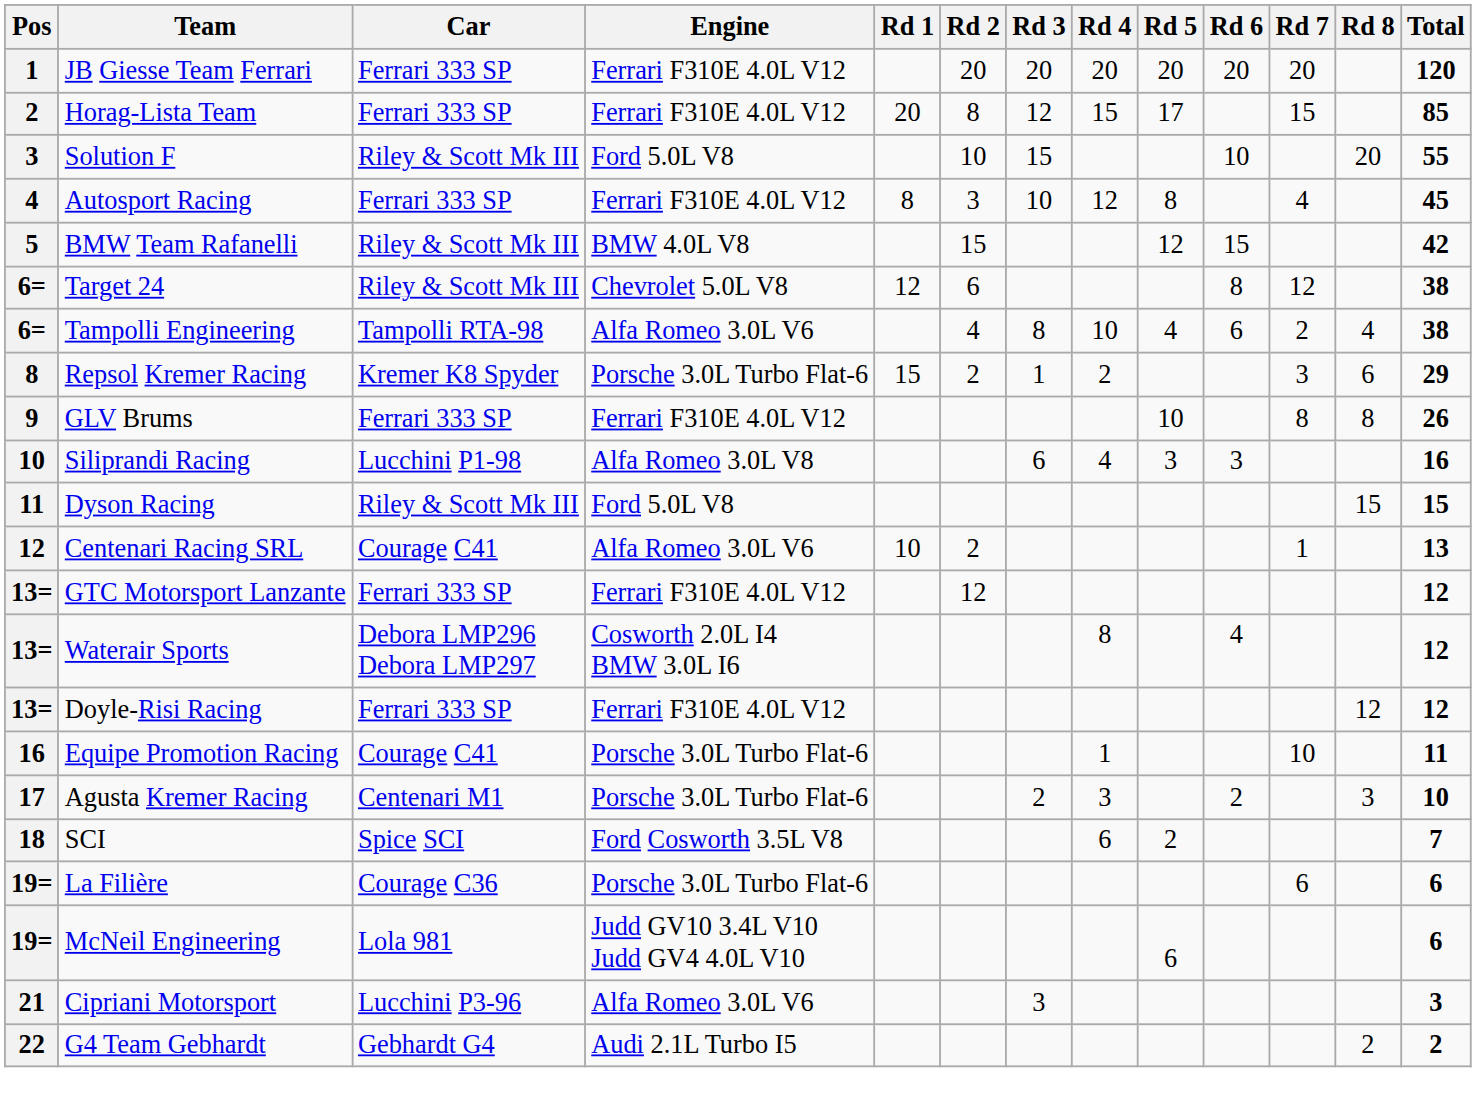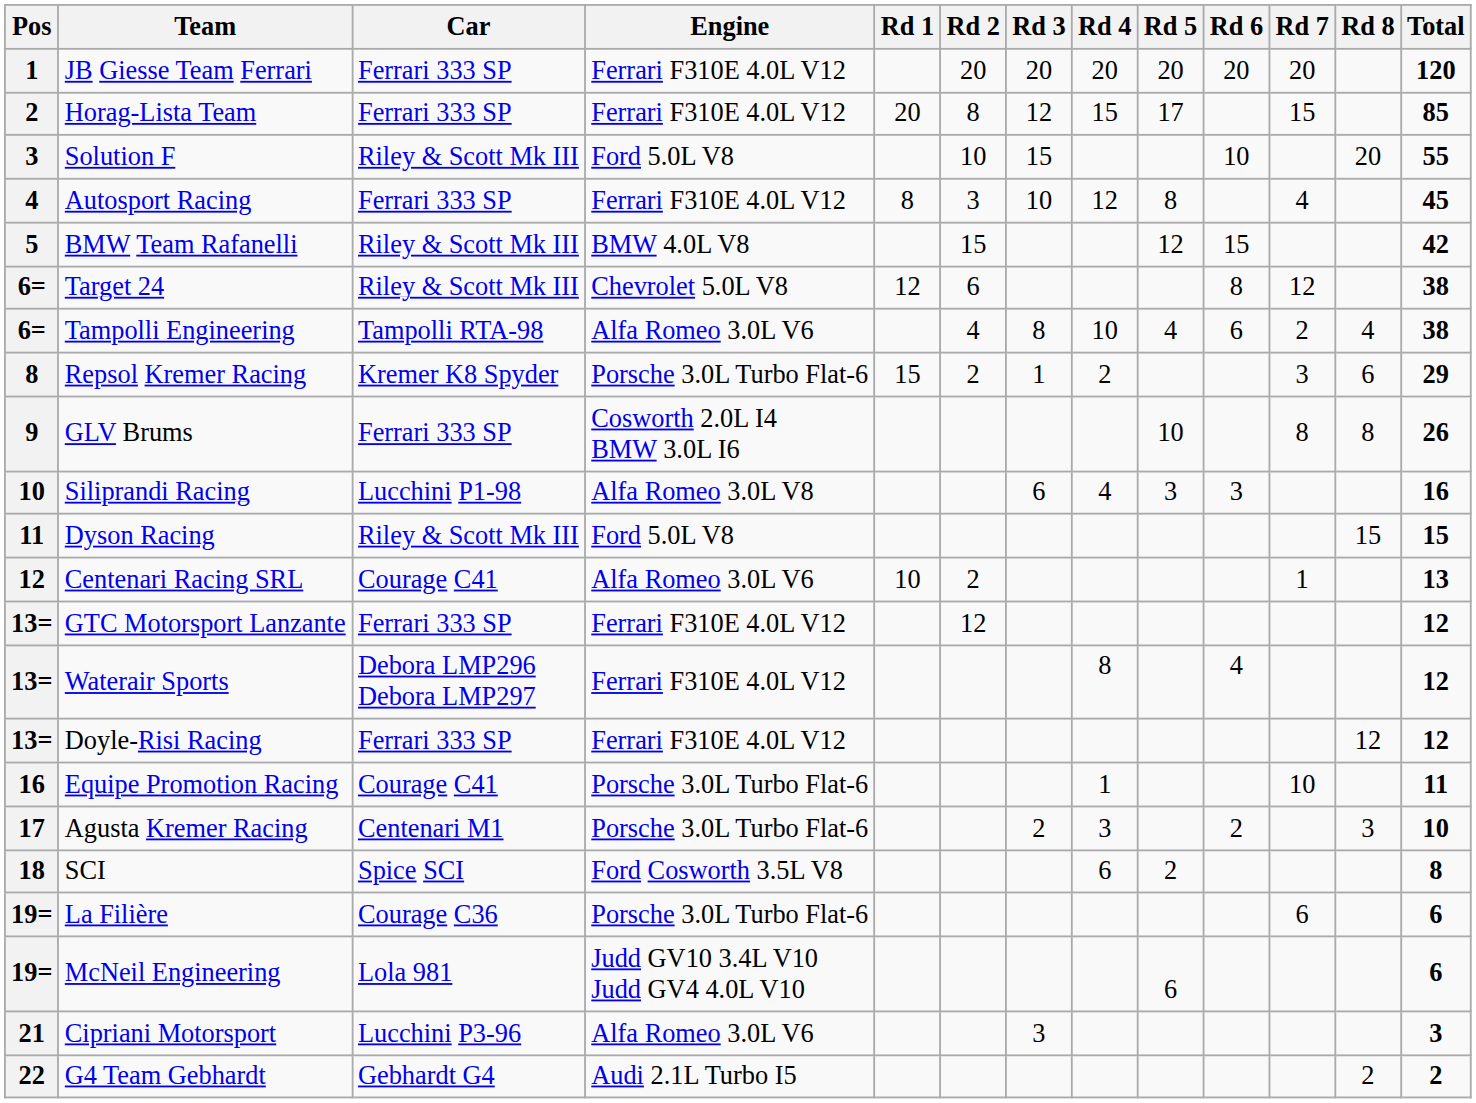(719, 417) Ferrari F310E 4.0L V12 -> (684, 433) Cosworth 2.0L I4 BMW 3.0L I6
(684, 650) Cosworth 2.0L I4 BMW 3.0L I6 -> (719, 681) Ferrari F310E 4.0L V12
(1436, 840) 7 -> (1436, 871) 8
